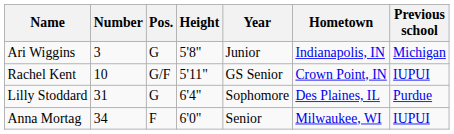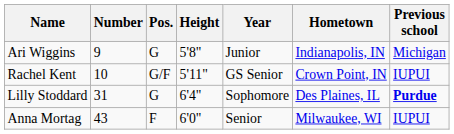(97, 52) 3 -> (97, 52) 9
(413, 96) normal -> (415, 96) bold
(101, 118) 34 -> (101, 118) 43
